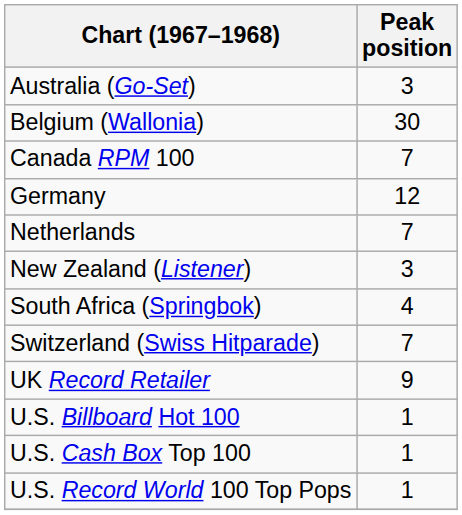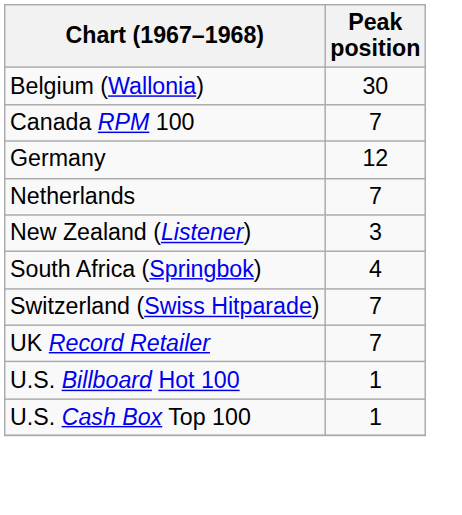- row: (103, 85)
(407, 380) 9 -> (375, 343) 7
- row: (181, 490)
